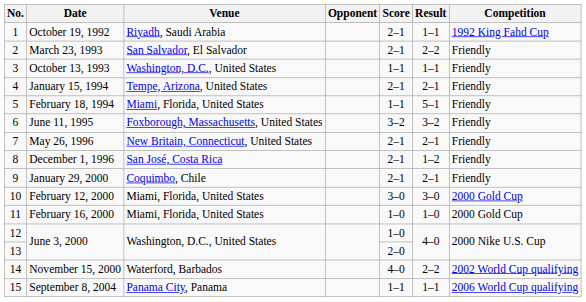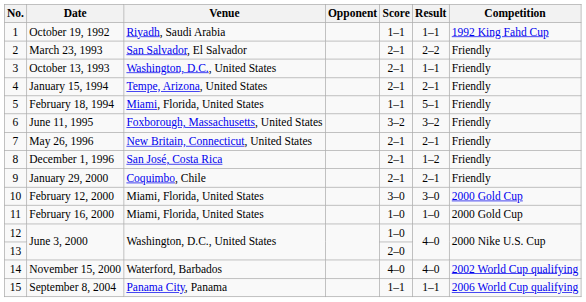(396, 31) 2–1 -> (396, 31) 1–1
(396, 68) 1–1 -> (396, 68) 2–1
(431, 269) 2–2 -> (431, 269) 4–0
